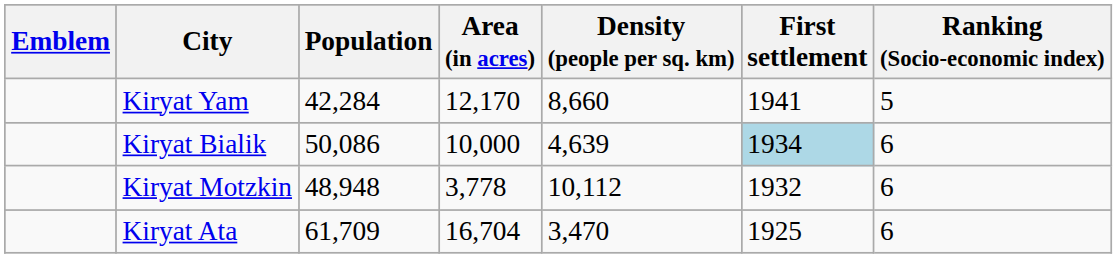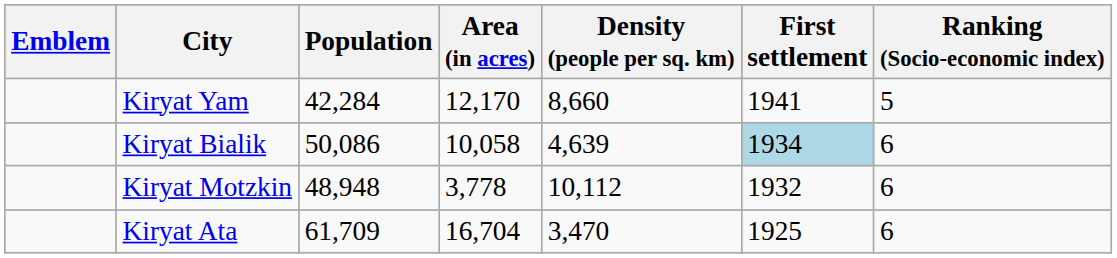(483, 143) 10,000 -> (483, 143) 10,058
